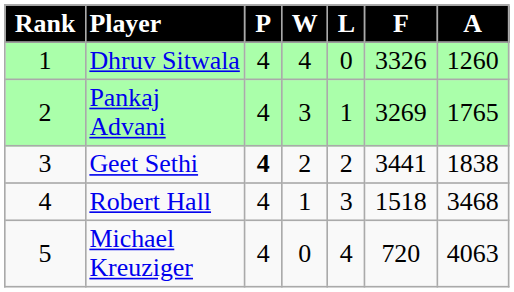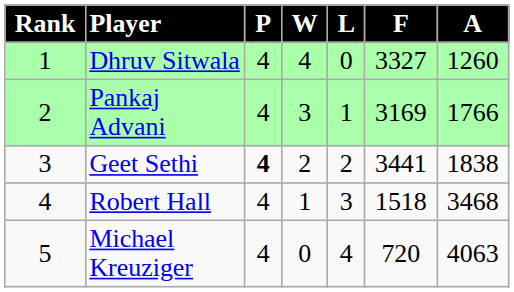(401, 60) 3326 -> (401, 60) 3327
(401, 112) 3269 -> (401, 112) 3169
(473, 112) 1765 -> (473, 112) 1766
